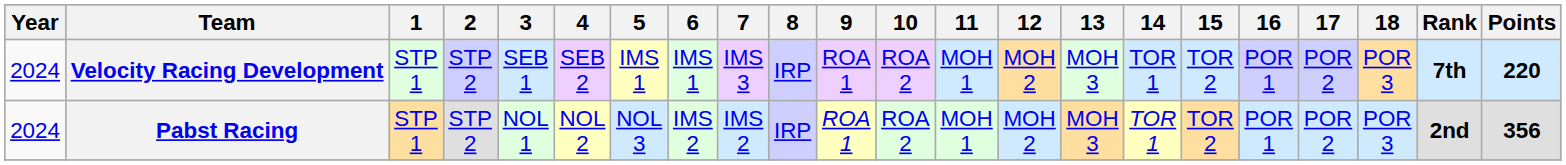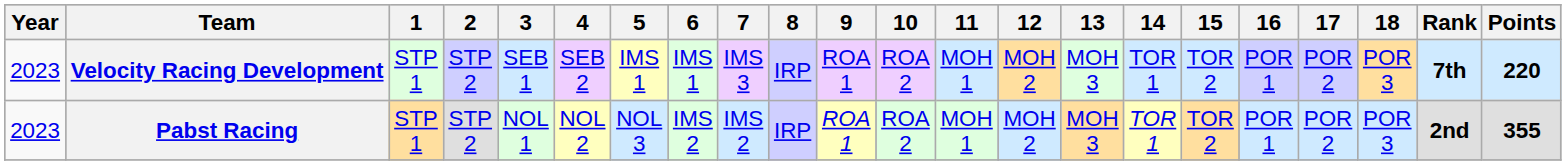(35, 70) 2024 -> (35, 70) 2023
(35, 130) 2024 -> (35, 130) 2023
(1522, 130) 356 -> (1522, 130) 355
